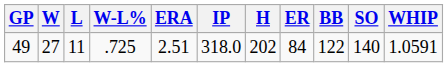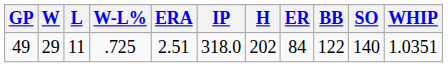(51, 47) 27 -> (51, 47) 29
(413, 47) 1.0591 -> (413, 47) 1.0351
